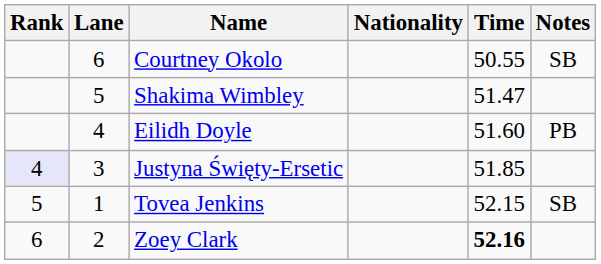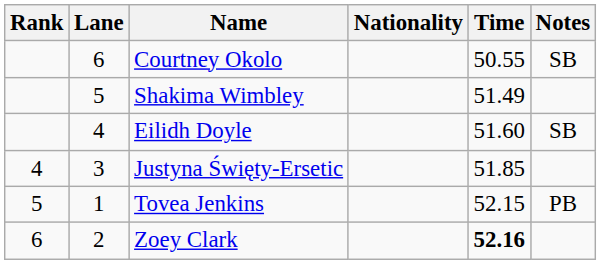(499, 95) 51.47 -> (499, 95) 51.49
(563, 131) PB -> (563, 131) SB
(37, 167) lavender background -> (37, 167) no background
(563, 204) SB -> (563, 204) PB
